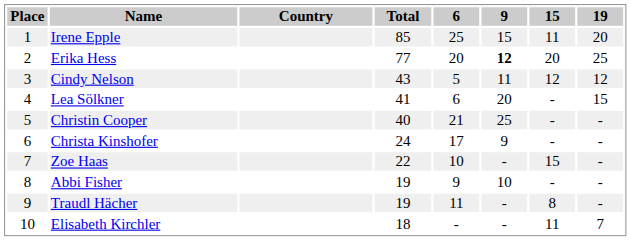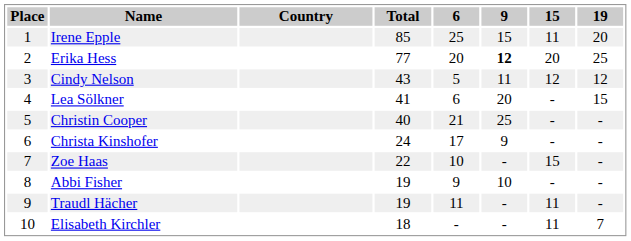(552, 203) 8 -> (552, 203) 11
